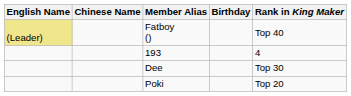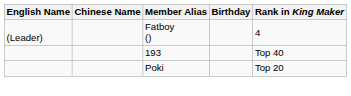(25, 38) khaki background -> (25, 38) no background
(269, 32) Top 40 -> (258, 32) 4
(258, 53) 4 -> (269, 53) Top 40
- row: (154, 68)
